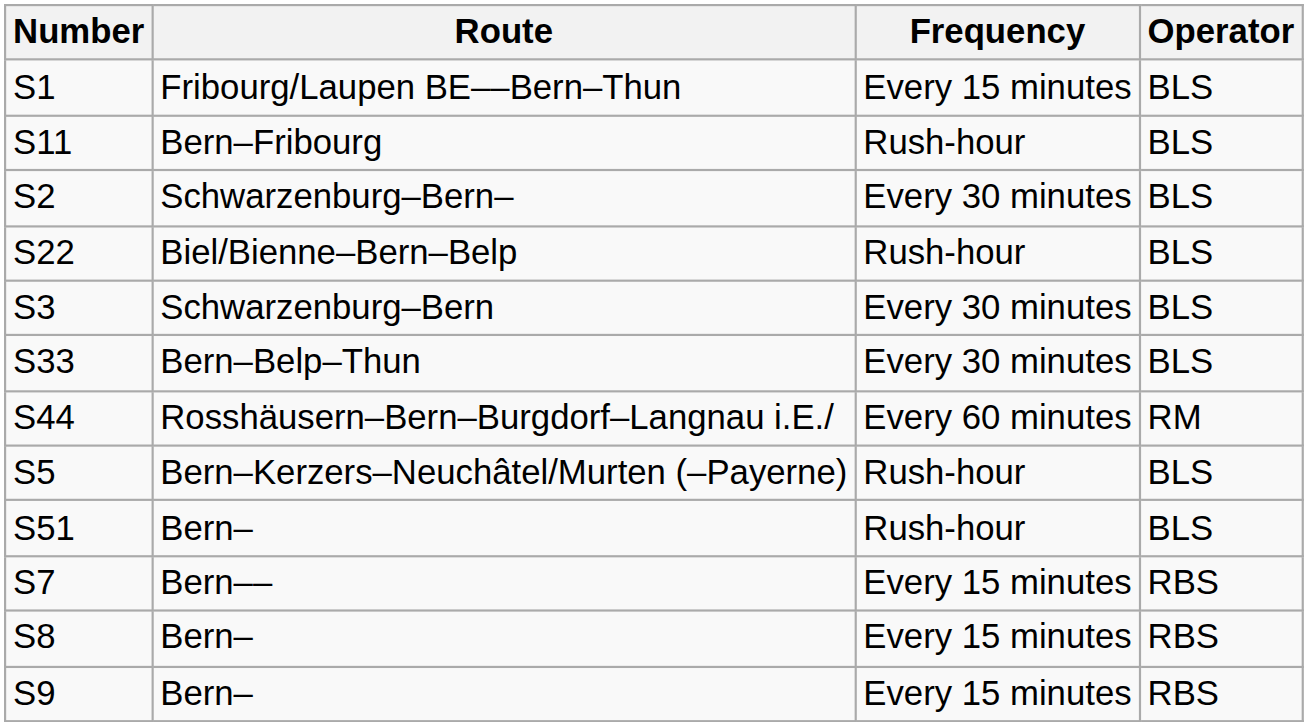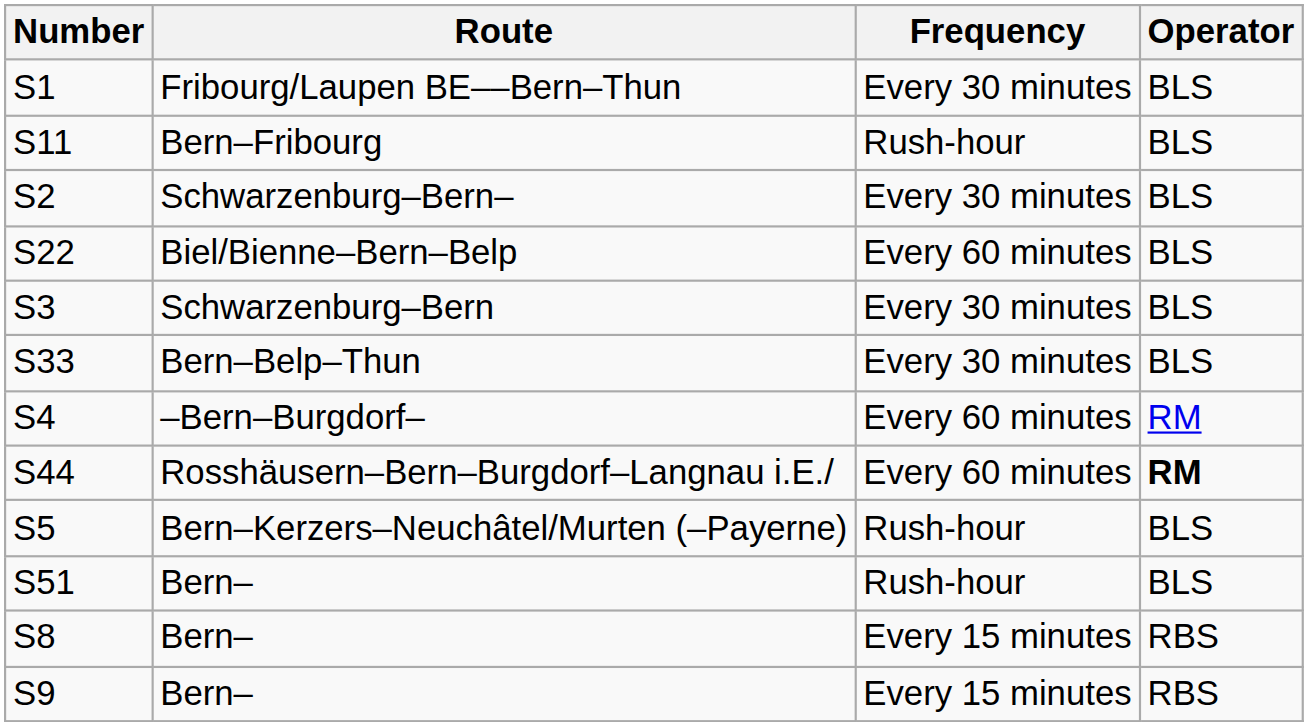(997, 87) Every 15 minutes -> (997, 87) Every 30 minutes
(944, 252) Rush-hour -> (997, 252) Every 60 minutes
+ row: (34, 417)
(1175, 417) normal -> (1175, 472) bold
- row: (34, 582)
